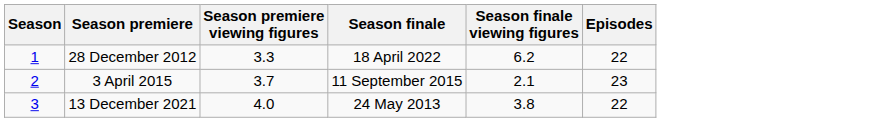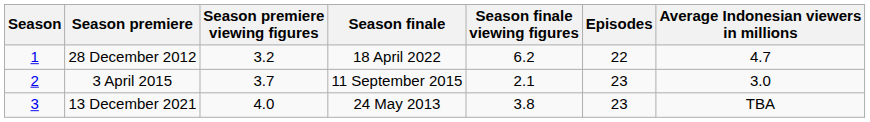+ column: (760, 24)
(264, 57) 3.3 -> (264, 57) 3.2
(619, 104) 22 -> (619, 104) 23
